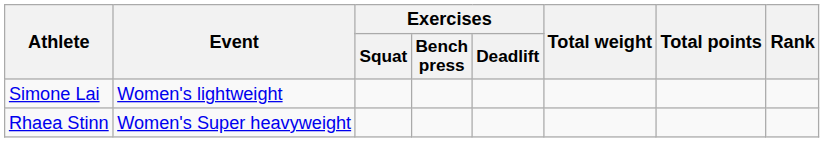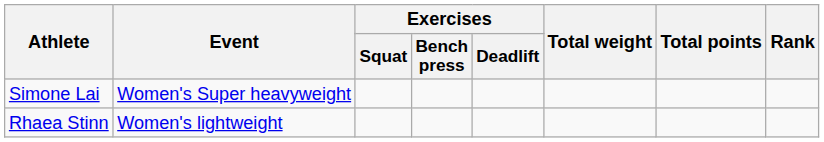(200, 94) Women's lightweight -> (234, 94) Women's Super heavyweight
(234, 123) Women's Super heavyweight -> (200, 123) Women's lightweight
